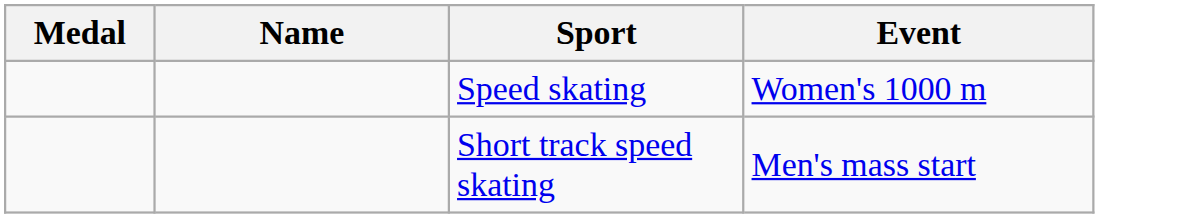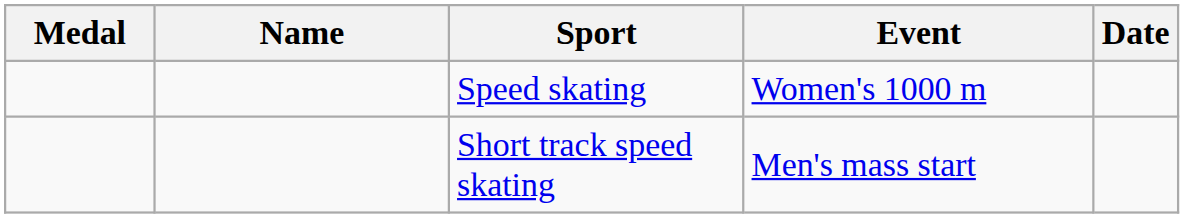+ column: (1136, 32)
